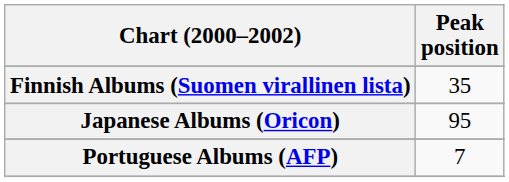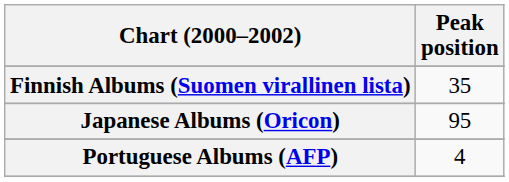(460, 157) 7 -> (460, 157) 4
